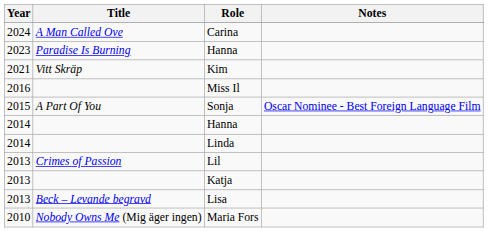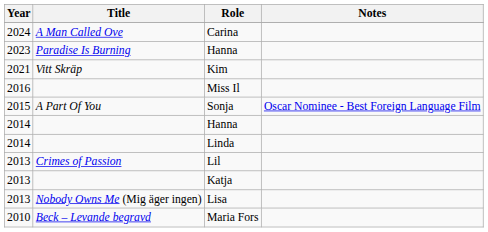(93, 198) Beck – Levande begravd -> (119, 198) Nobody Owns Me (Mig äger ingen)
(119, 217) Nobody Owns Me (Mig äger ingen) -> (93, 217) Beck – Levande begravd
